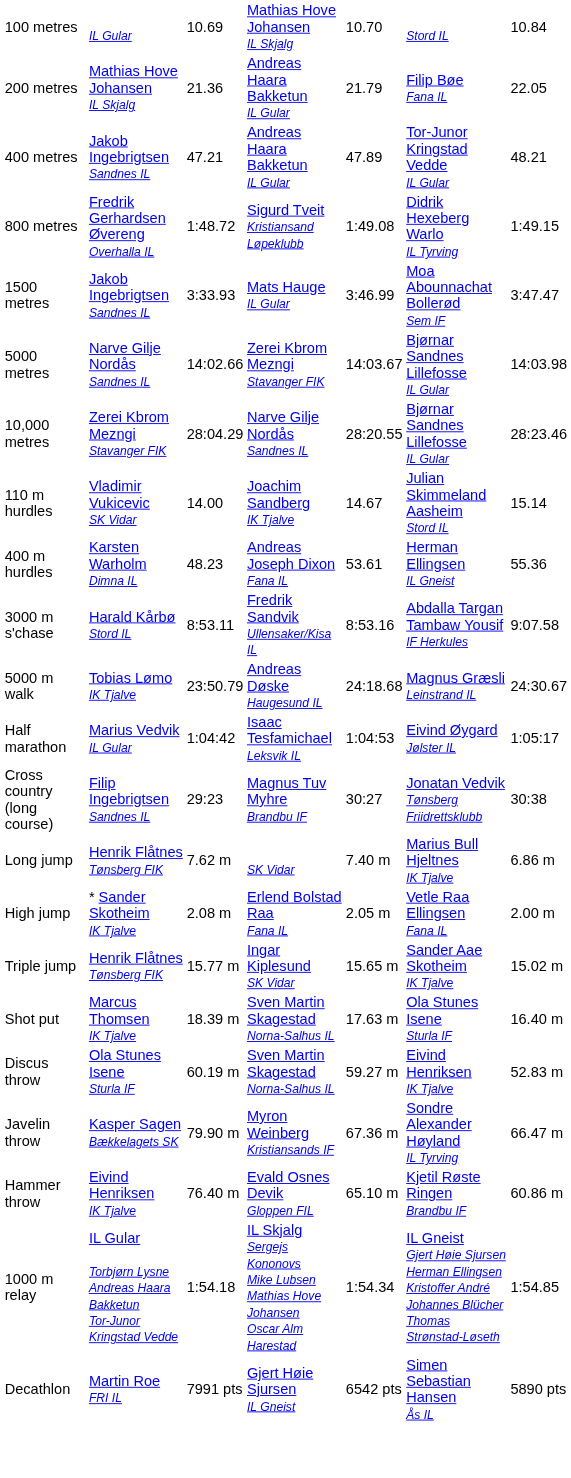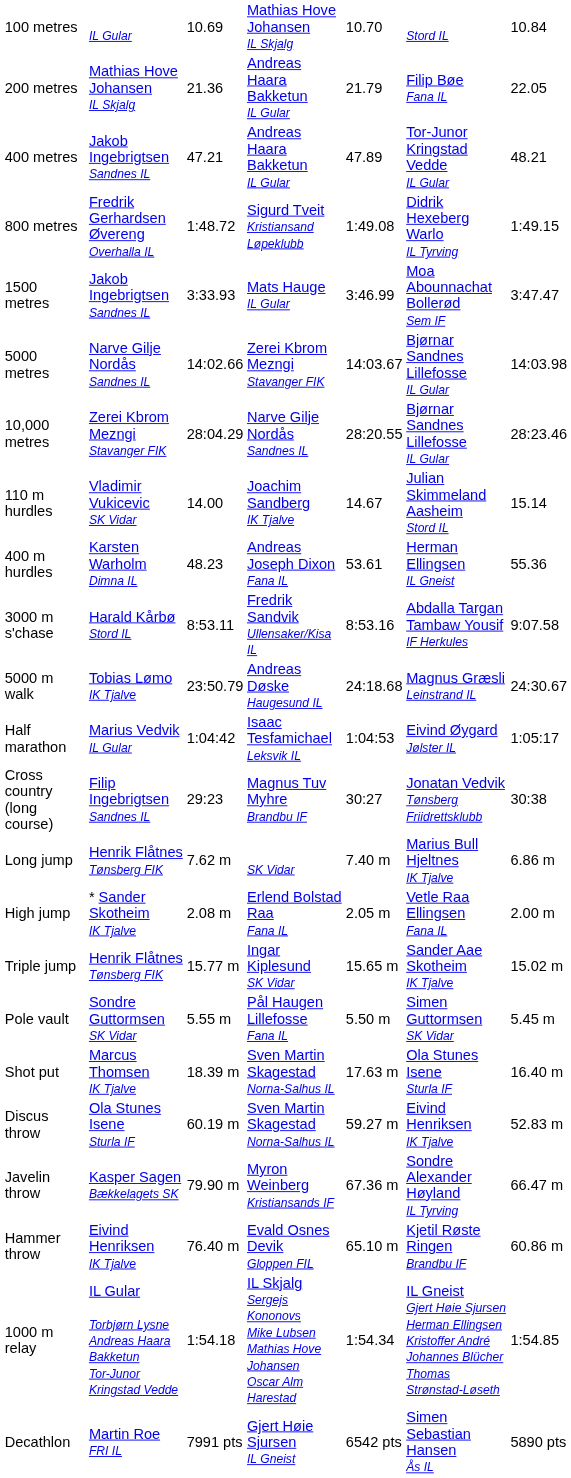+ row: (37, 1019)
